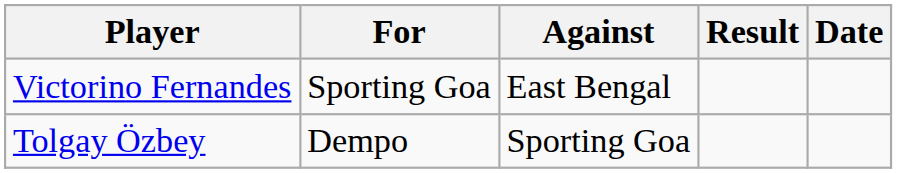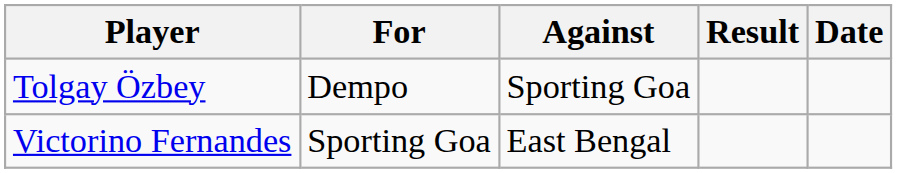rows swapped: (109, 140) <-> (152, 85)
